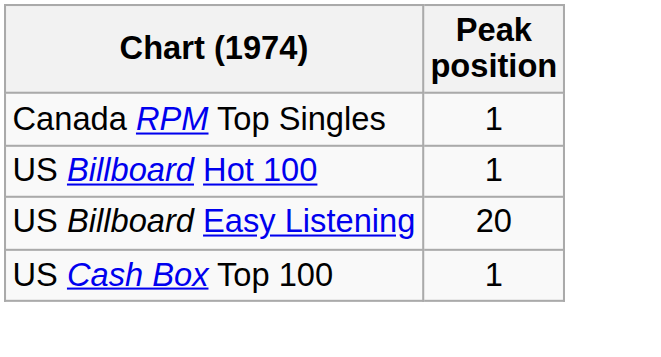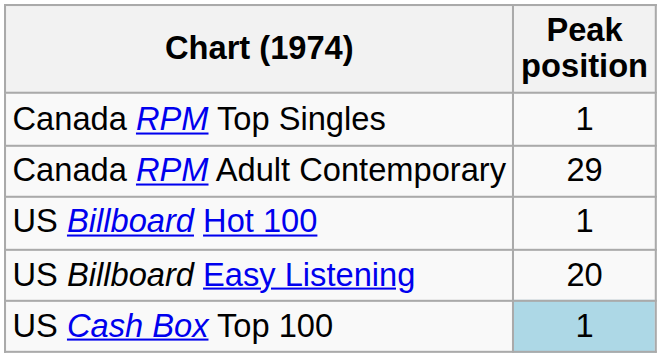+ row: (259, 170)
(494, 274) no background -> (585, 325) lightblue background
